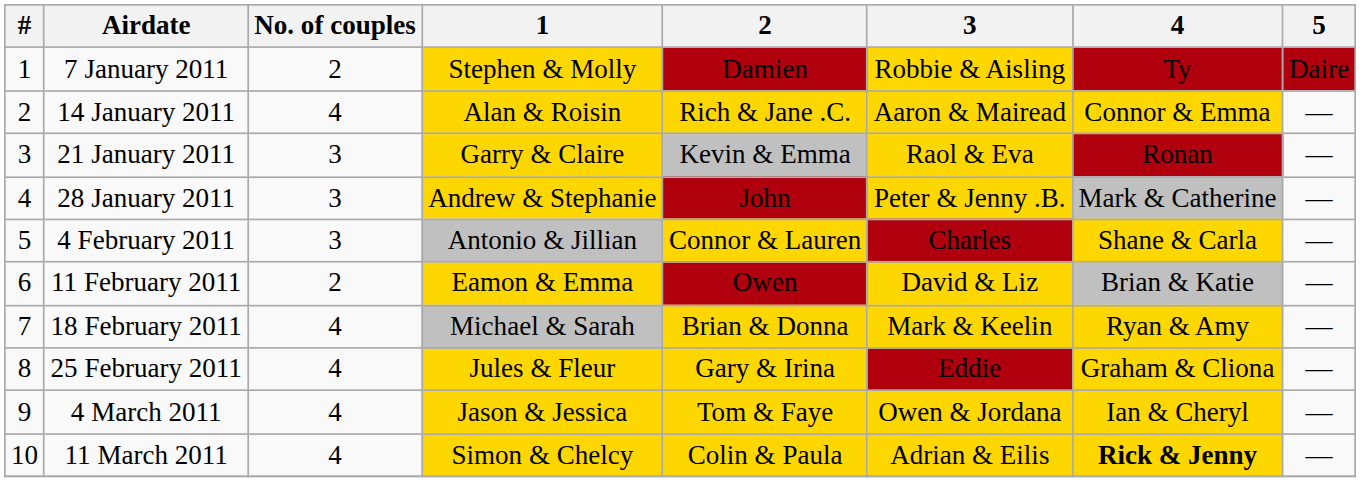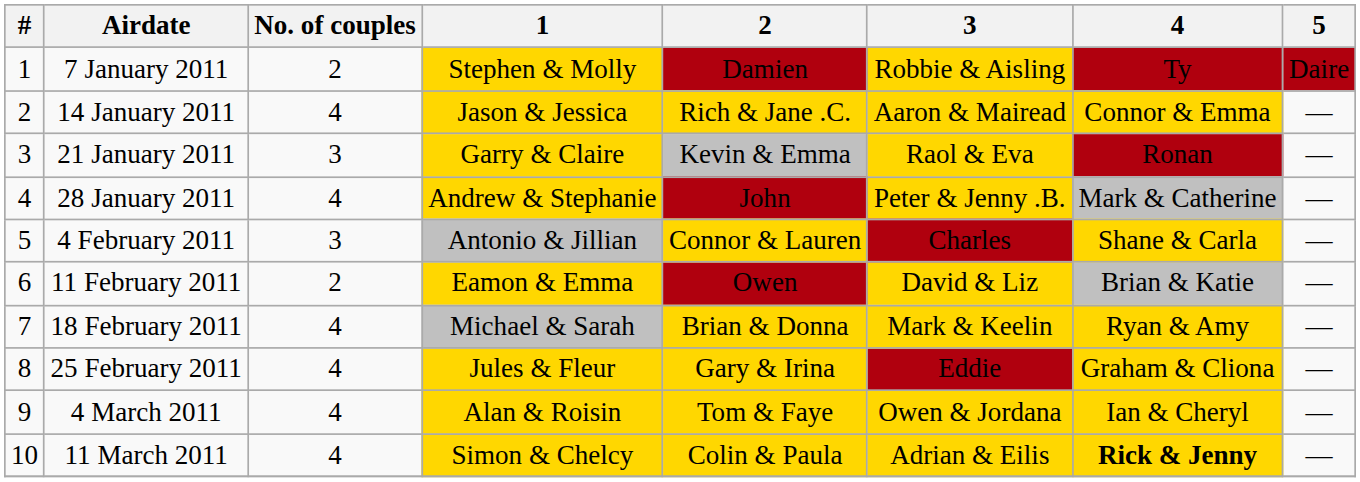(542, 111) Alan & Roisin -> (542, 111) Jason & Jessica
(335, 197) 3 -> (335, 197) 4
(542, 411) Jason & Jessica -> (542, 411) Alan & Roisin
